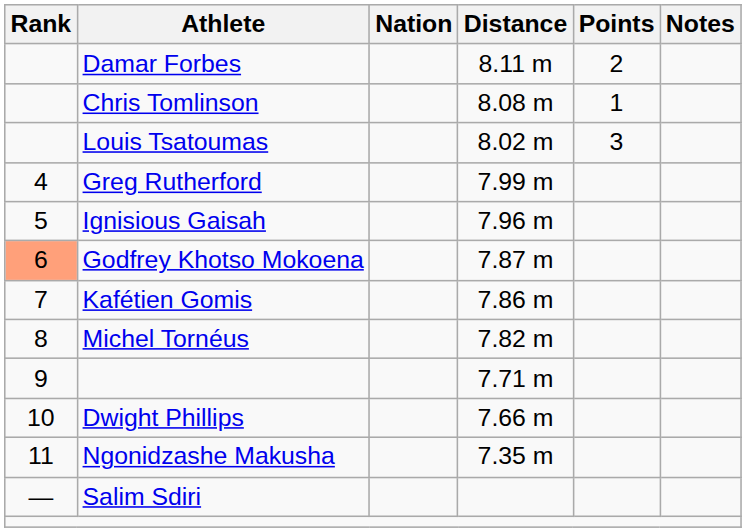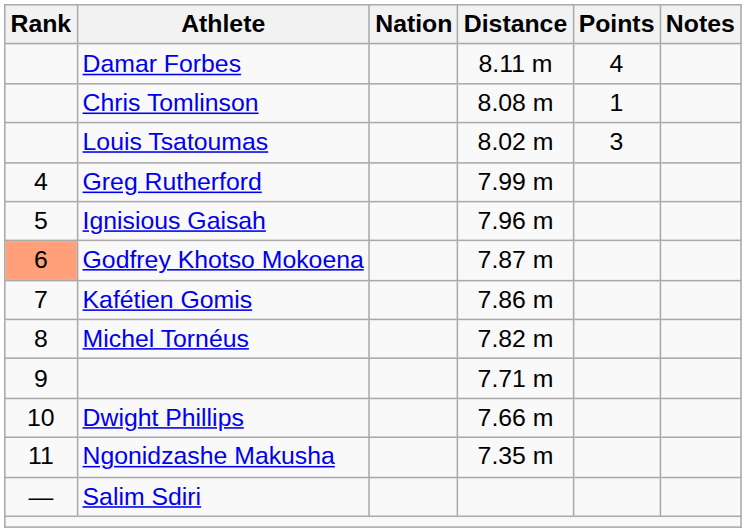(617, 63) 2 -> (617, 63) 4
